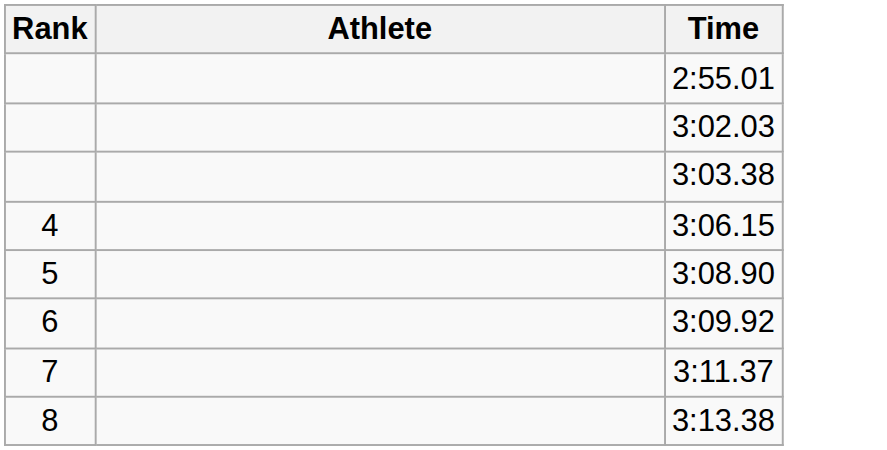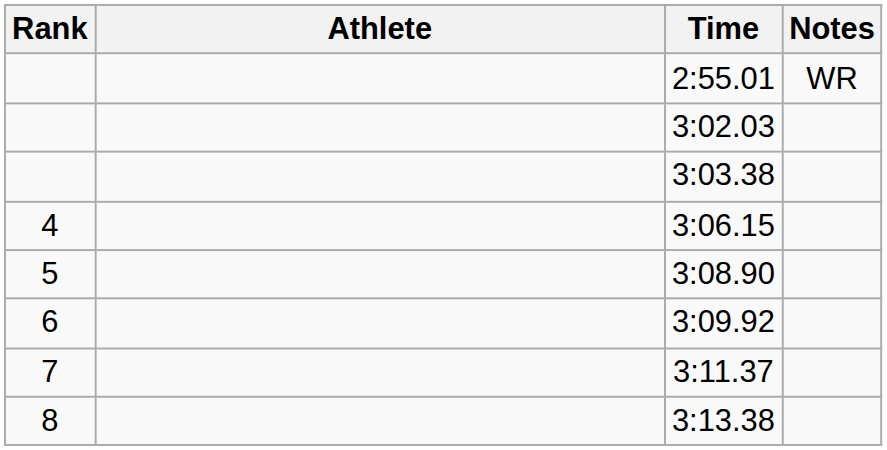+ column: (832, 28)
